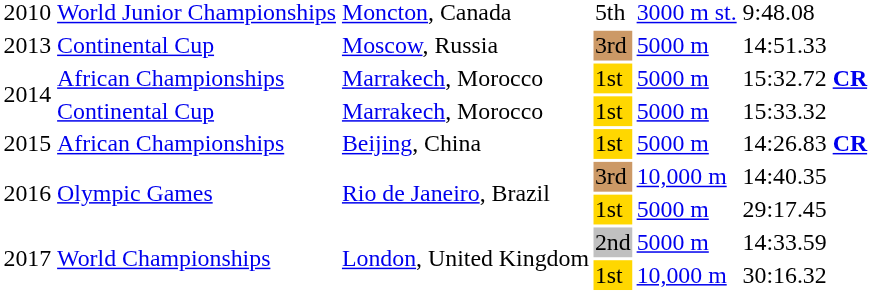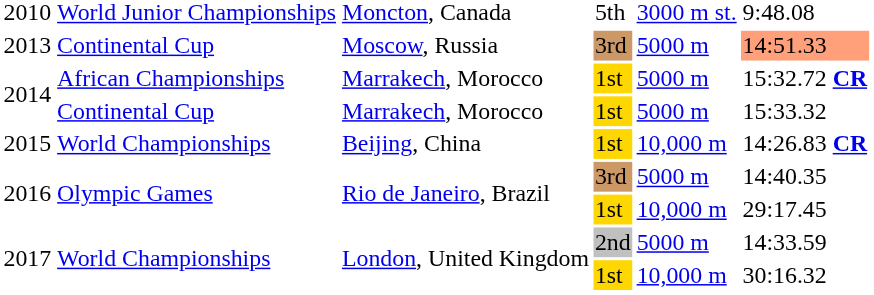(785, 45) no background -> (785, 45) lightsalmon background
(171, 143) African Championships -> (164, 143) World Championships
(673, 143) 5000 m -> (682, 143) 10,000 m
(682, 176) 10,000 m -> (673, 176) 5000 m
(673, 209) 5000 m -> (682, 209) 10,000 m
